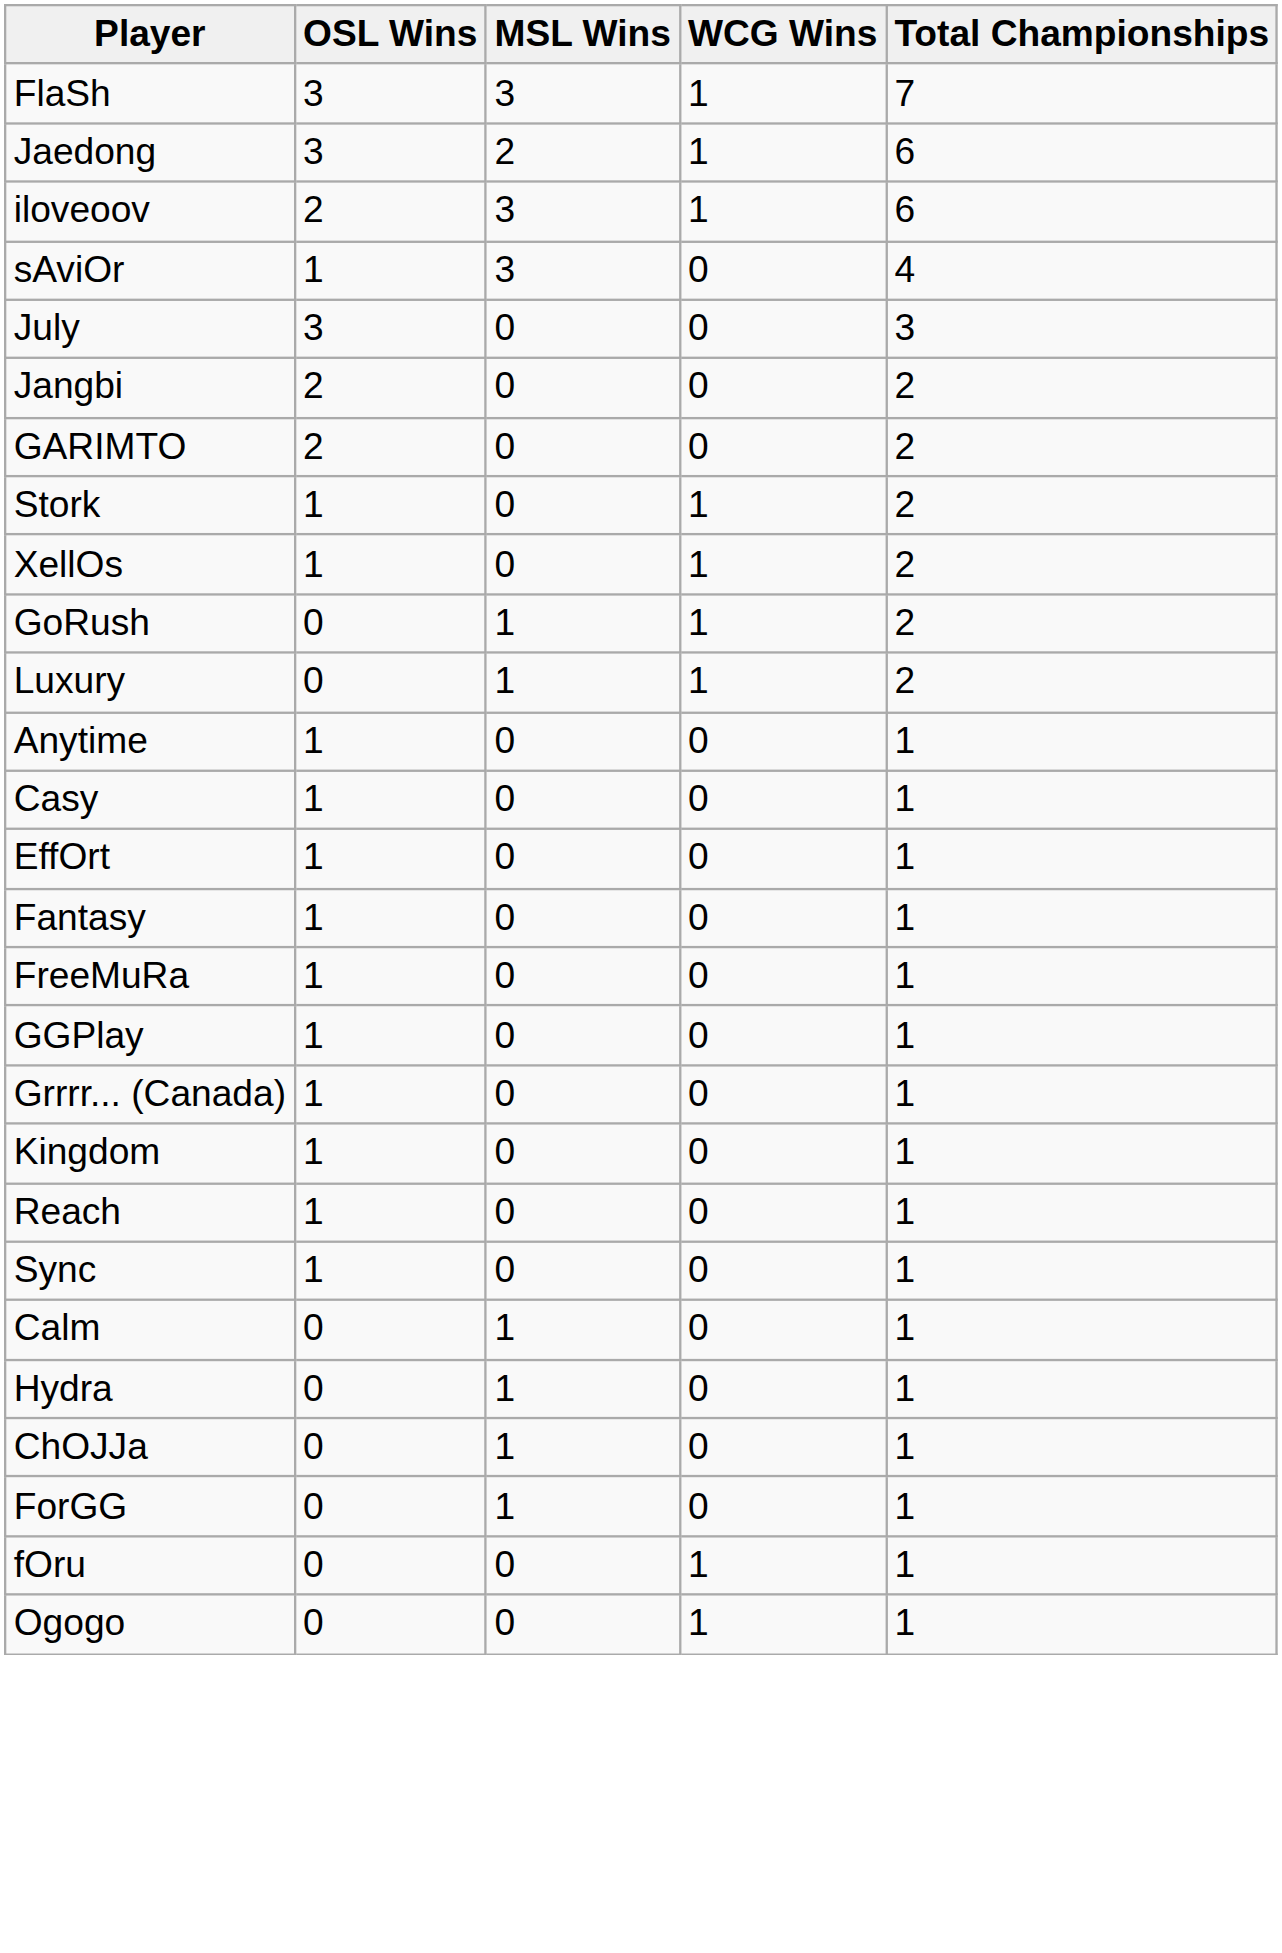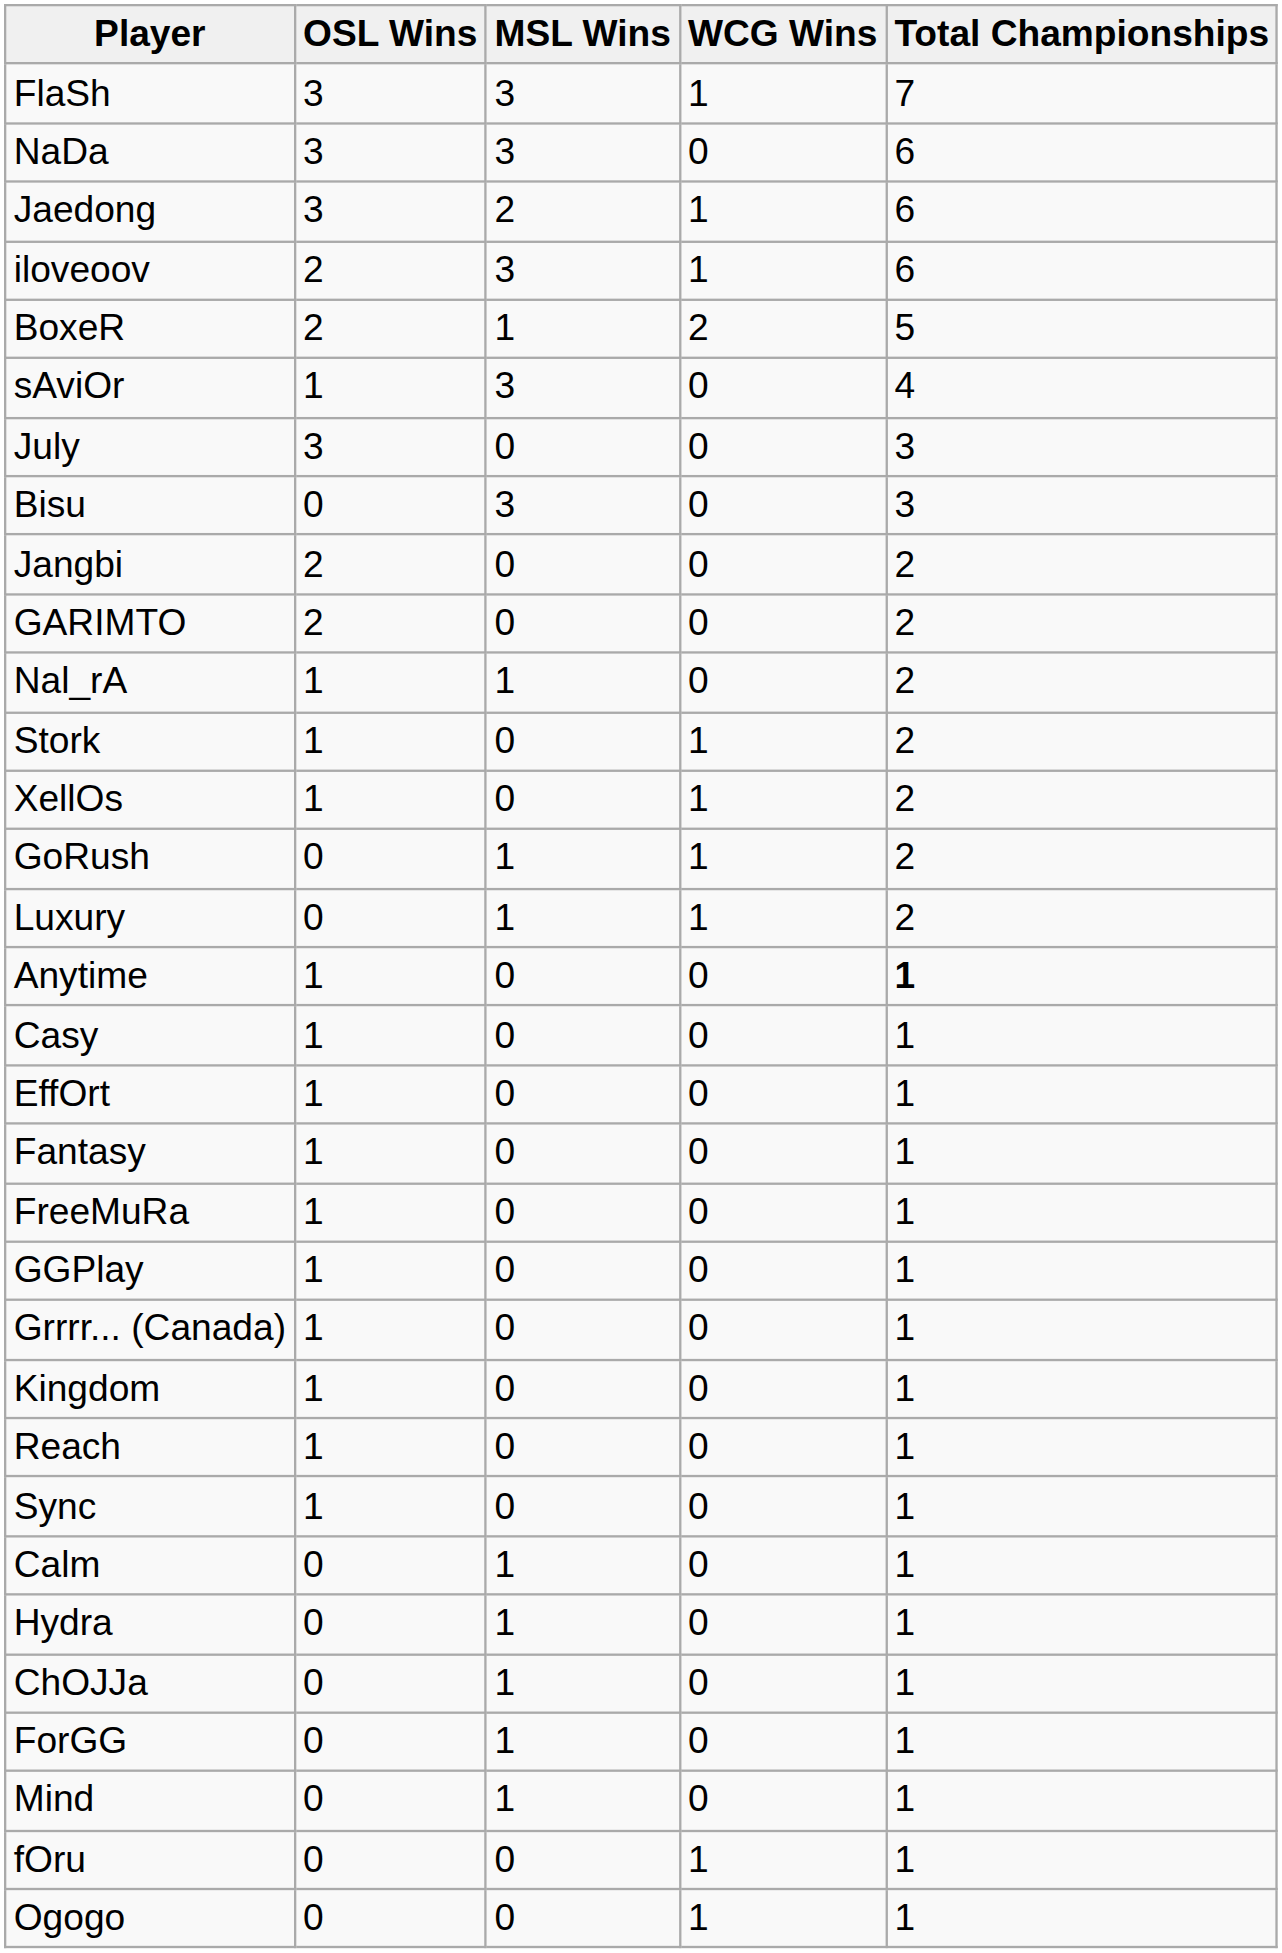+ row: (61, 151)
+ row: (69, 328)
+ row: (50, 504)
+ row: (70, 681)
(905, 740) normal -> (905, 975) bold
+ row: (54, 1800)
